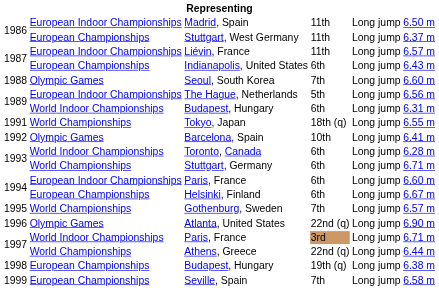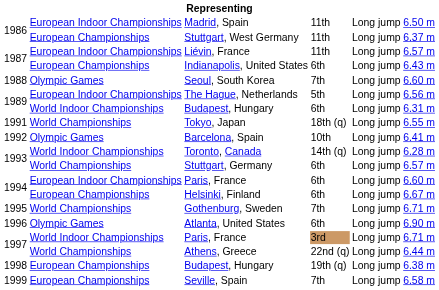(318, 151) 6th -> (329, 151) 14th (q)
(419, 166) 6.71 m -> (419, 166) 6.57 m
(419, 209) 6.57 m -> (419, 209) 6.71 m
(330, 223) 22nd (q) -> (318, 223) 6th
